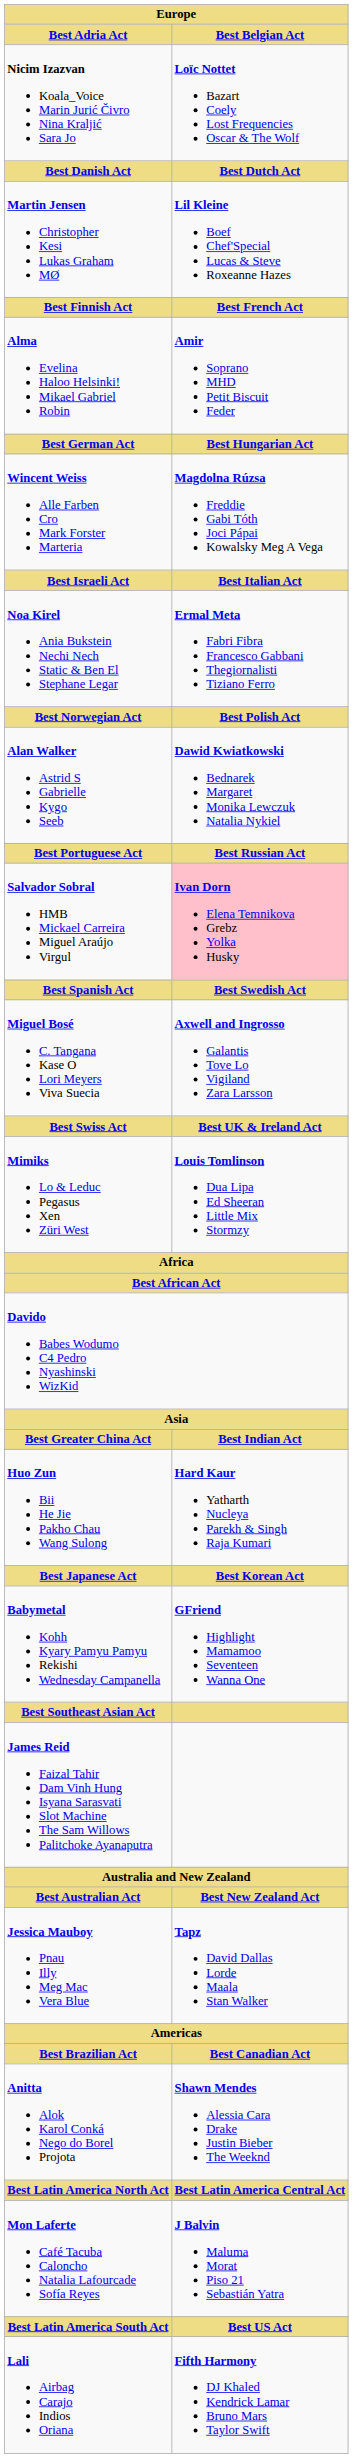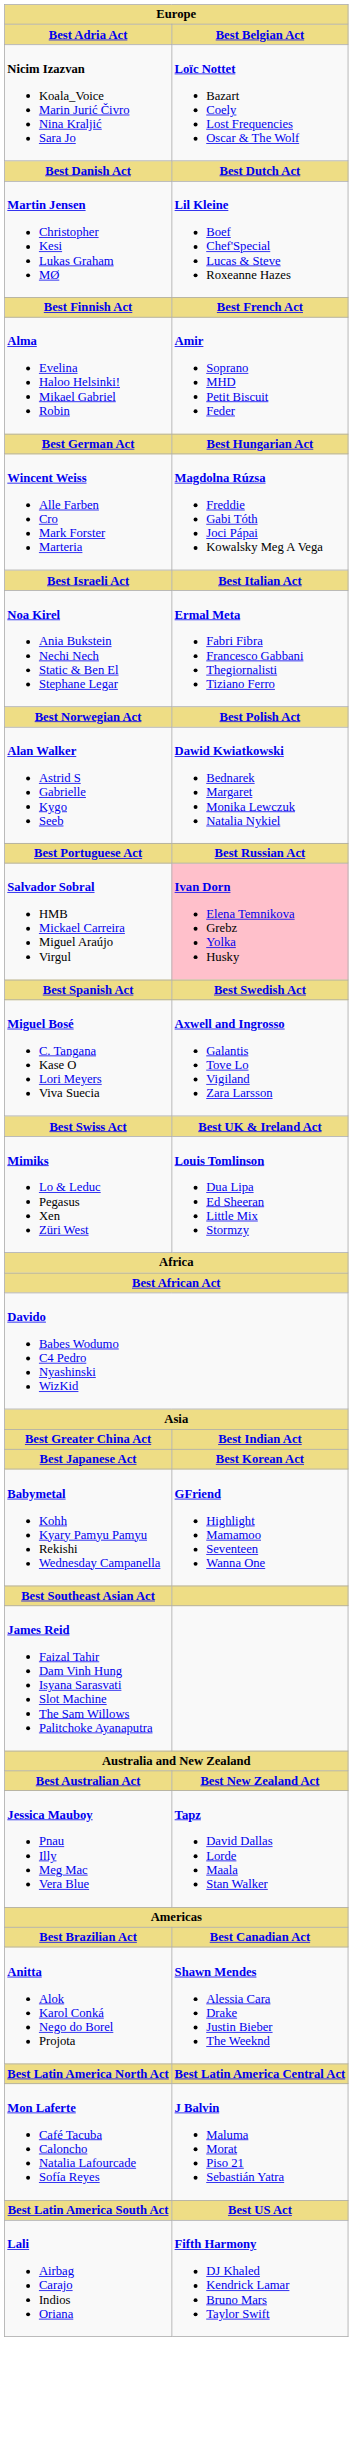- row: (88, 1508)
